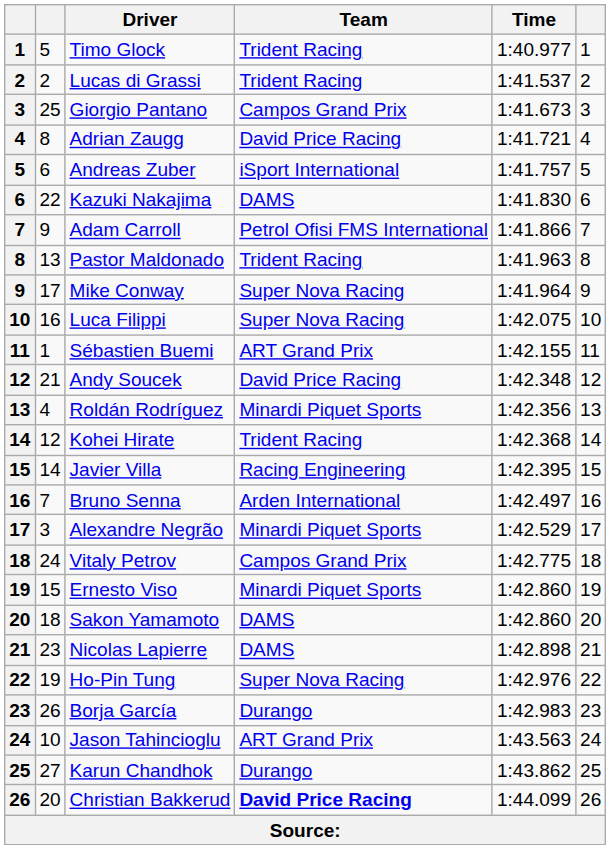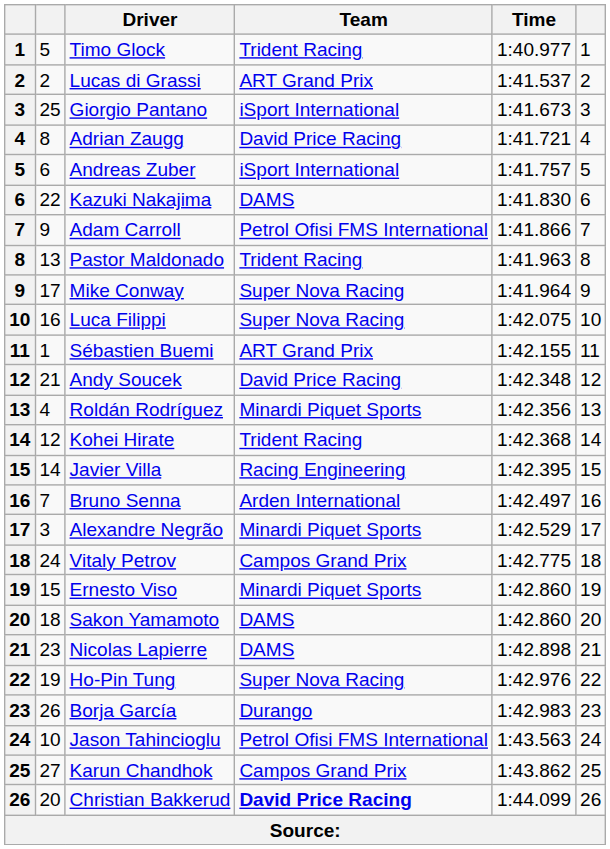(301, 79) Trident Racing -> (306, 79) ART Grand Prix
(323, 109) Campos Grand Prix -> (319, 109) iSport International
(306, 740) ART Grand Prix -> (364, 740) Petrol Ofisi FMS International
(276, 770) Durango -> (323, 770) Campos Grand Prix
